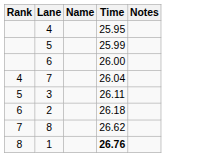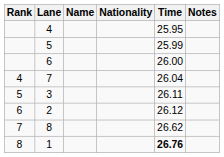+ column: (126, 12)
(112, 111) 26.18 -> (170, 111) 26.12
